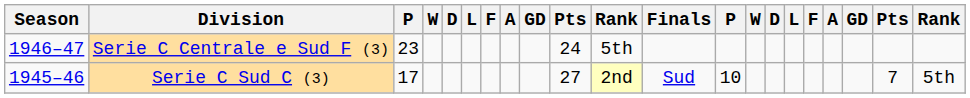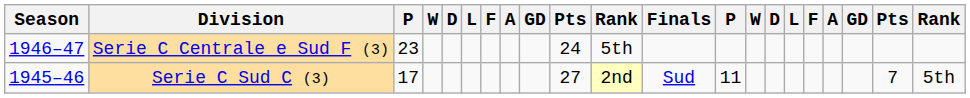(731, 78) 10 -> (731, 78) 11
